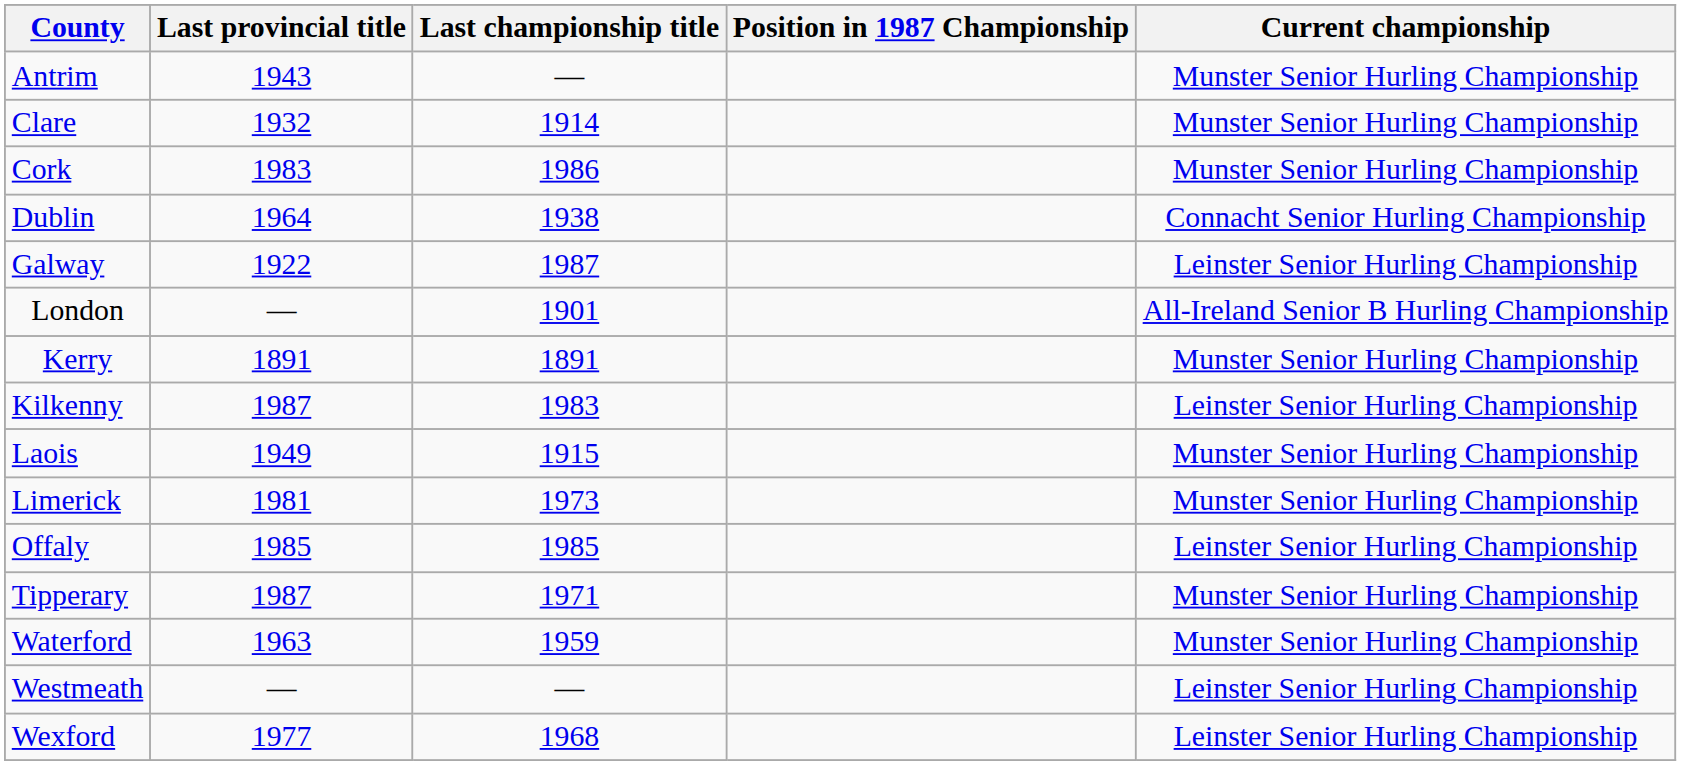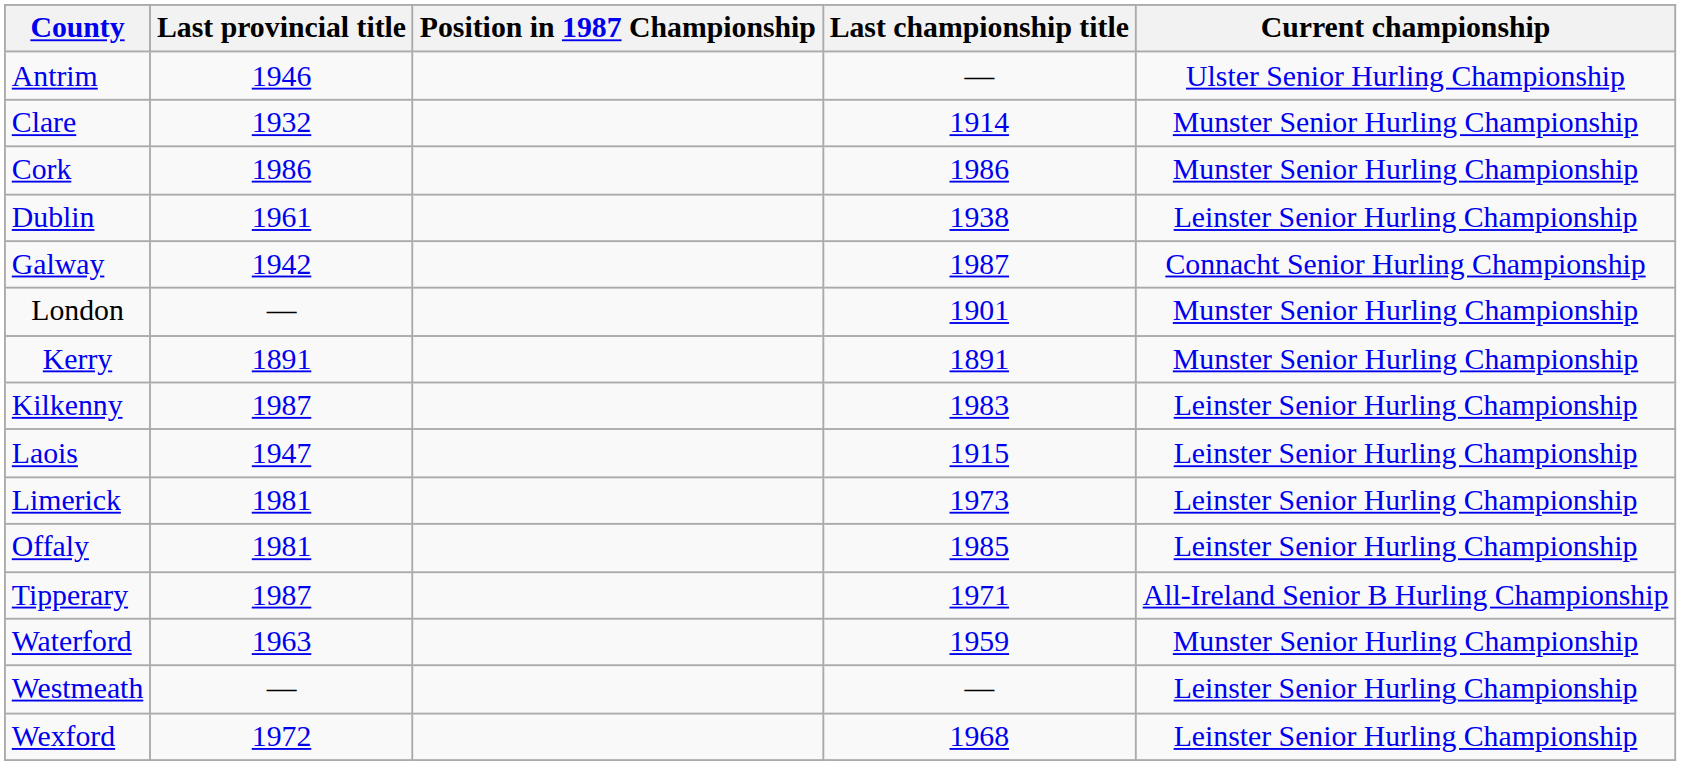columns swapped: (569, 28) <-> (931, 28)
(282, 75) 1943 -> (282, 75) 1946
(1406, 75) Munster Senior Hurling Championship -> (1406, 75) Ulster Senior Hurling Championship
(282, 169) 1983 -> (282, 169) 1986
(282, 216) 1964 -> (282, 216) 1961
(1406, 216) Connacht Senior Hurling Championship -> (1406, 216) Leinster Senior Hurling Championship
(282, 264) 1922 -> (282, 264) 1942
(1406, 264) Leinster Senior Hurling Championship -> (1406, 264) Connacht Senior Hurling Championship
(1406, 311) All-Ireland Senior B Hurling Championship -> (1406, 311) Munster Senior Hurling Championship
(282, 452) 1949 -> (282, 452) 1947
(1406, 452) Munster Senior Hurling Championship -> (1406, 452) Leinster Senior Hurling Championship
(1406, 500) Munster Senior Hurling Championship -> (1406, 500) Leinster Senior Hurling Championship
(282, 547) 1985 -> (282, 547) 1981
(1406, 594) Munster Senior Hurling Championship -> (1406, 594) All-Ireland Senior B Hurling Championship
(282, 736) 1977 -> (282, 736) 1972
